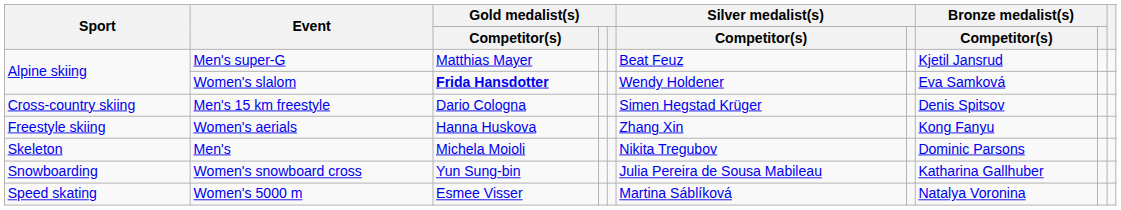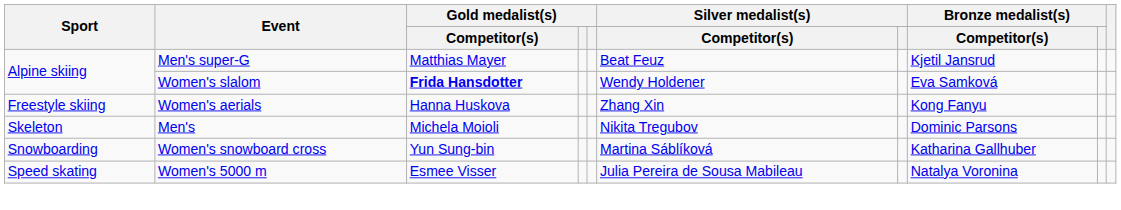- row: (262, 104)
(721, 171) Julia Pereira de Sousa Mabileau -> (656, 149) Martina Sáblíková
(676, 194) Martina Sáblíková -> (701, 171) Julia Pereira de Sousa Mabileau
